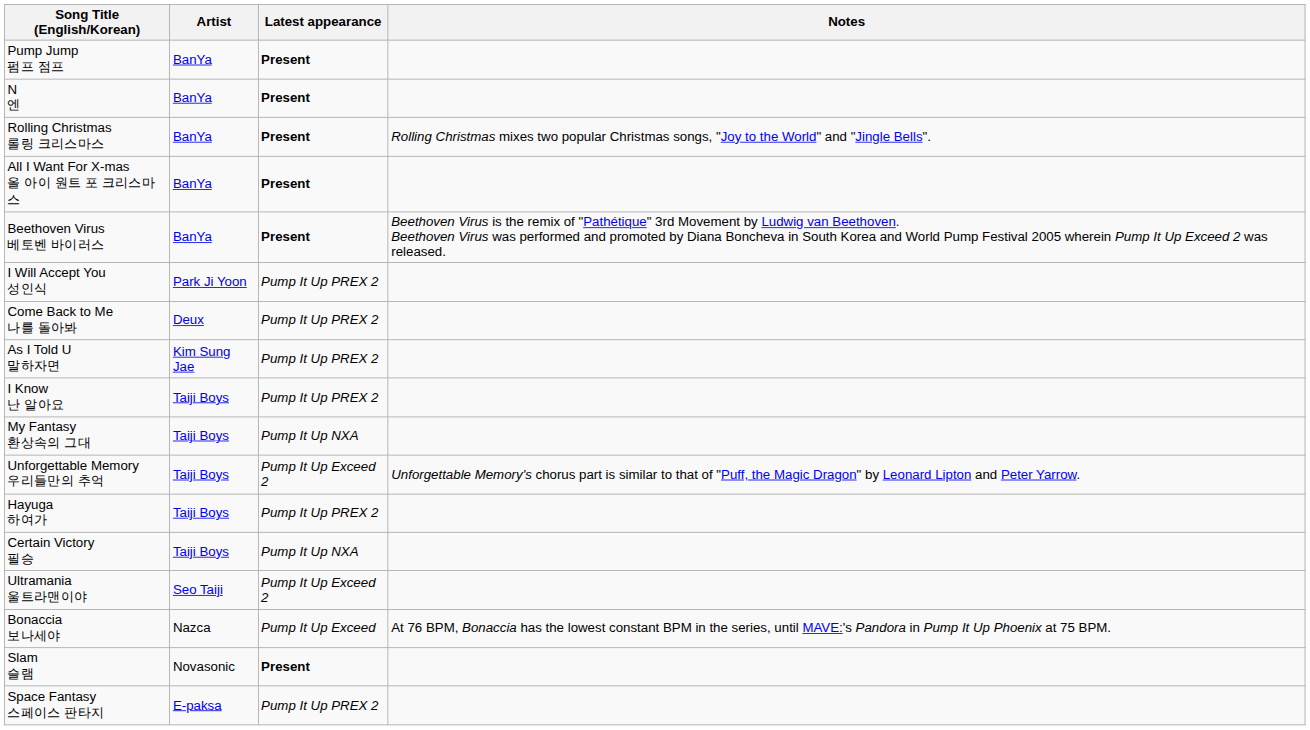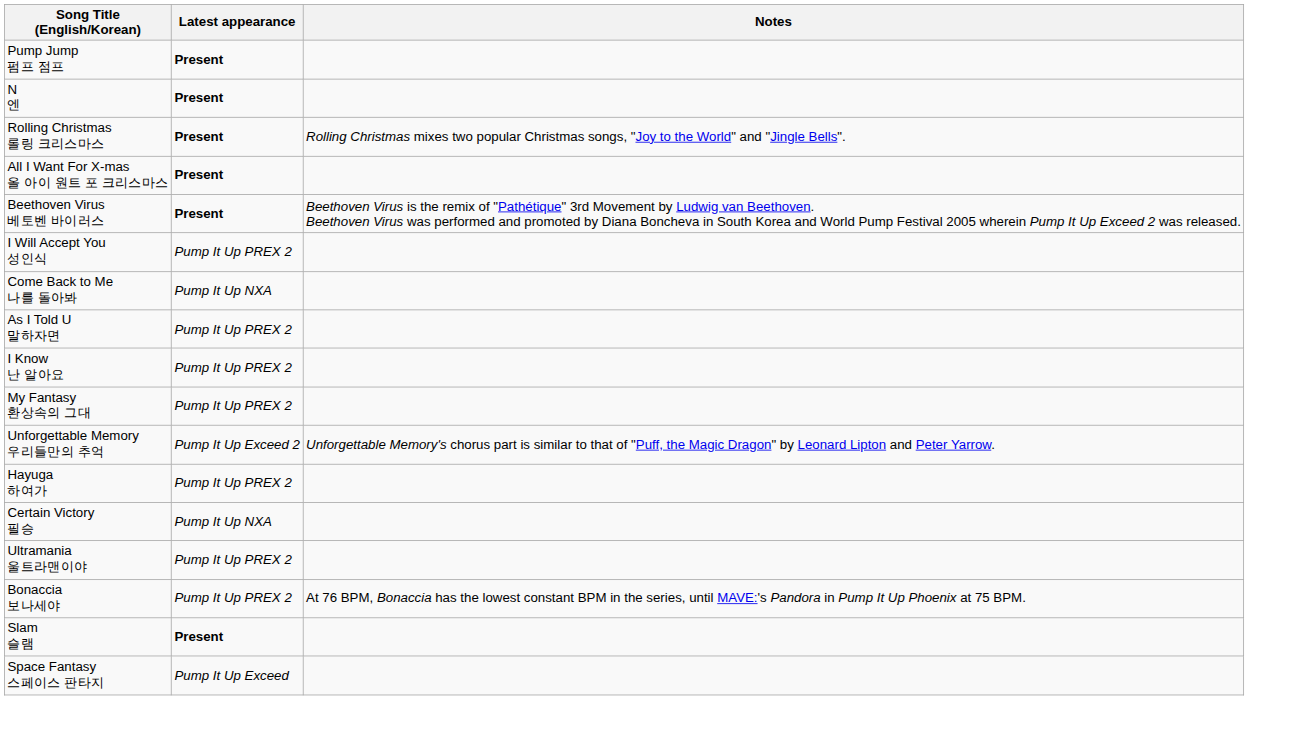- column: (214, 22)
(320, 320) Pump It Up PREX 2 -> (223, 290) Pump It Up NXA
(310, 436) Pump It Up NXA -> (233, 406) Pump It Up PREX 2
(318, 590) Pump It Up Exceed 2 -> (233, 560) Pump It Up PREX 2
(318, 628) Pump It Up Exceed -> (233, 598) Pump It Up PREX 2
(320, 705) Pump It Up PREX 2 -> (232, 675) Pump It Up Exceed
